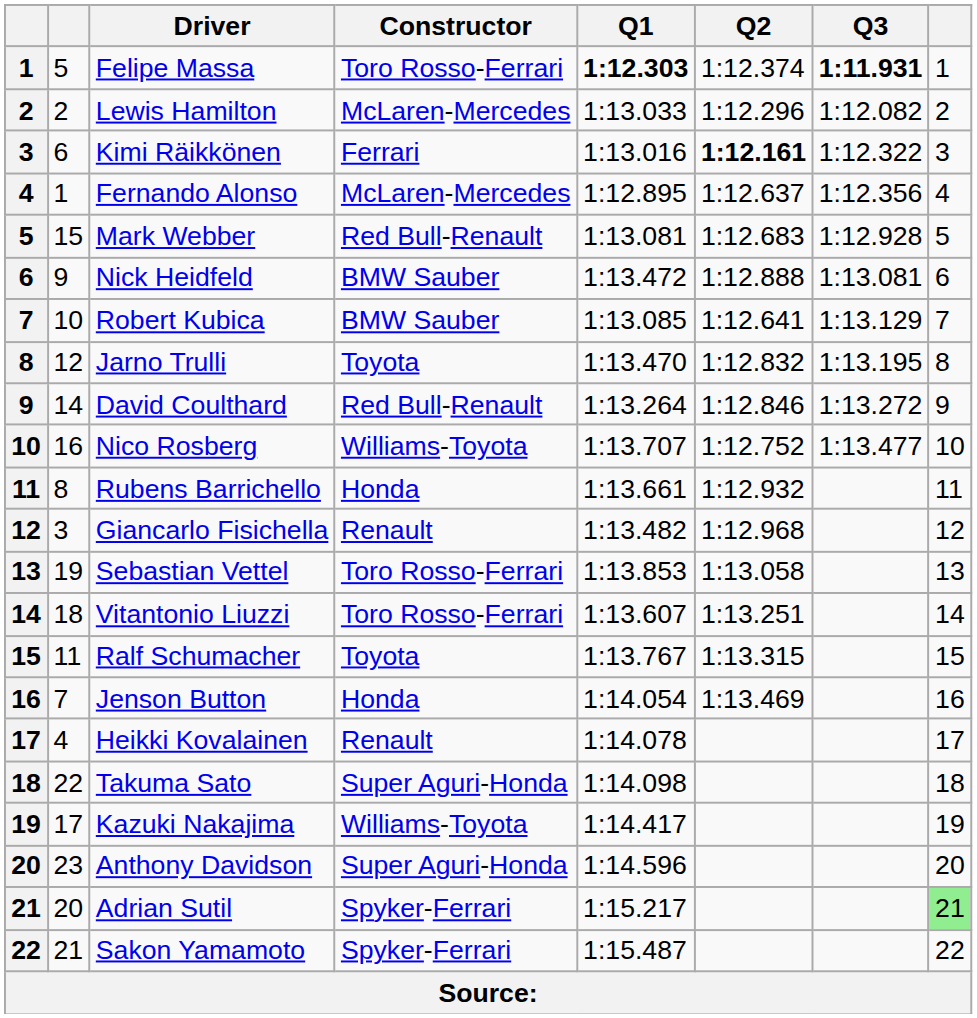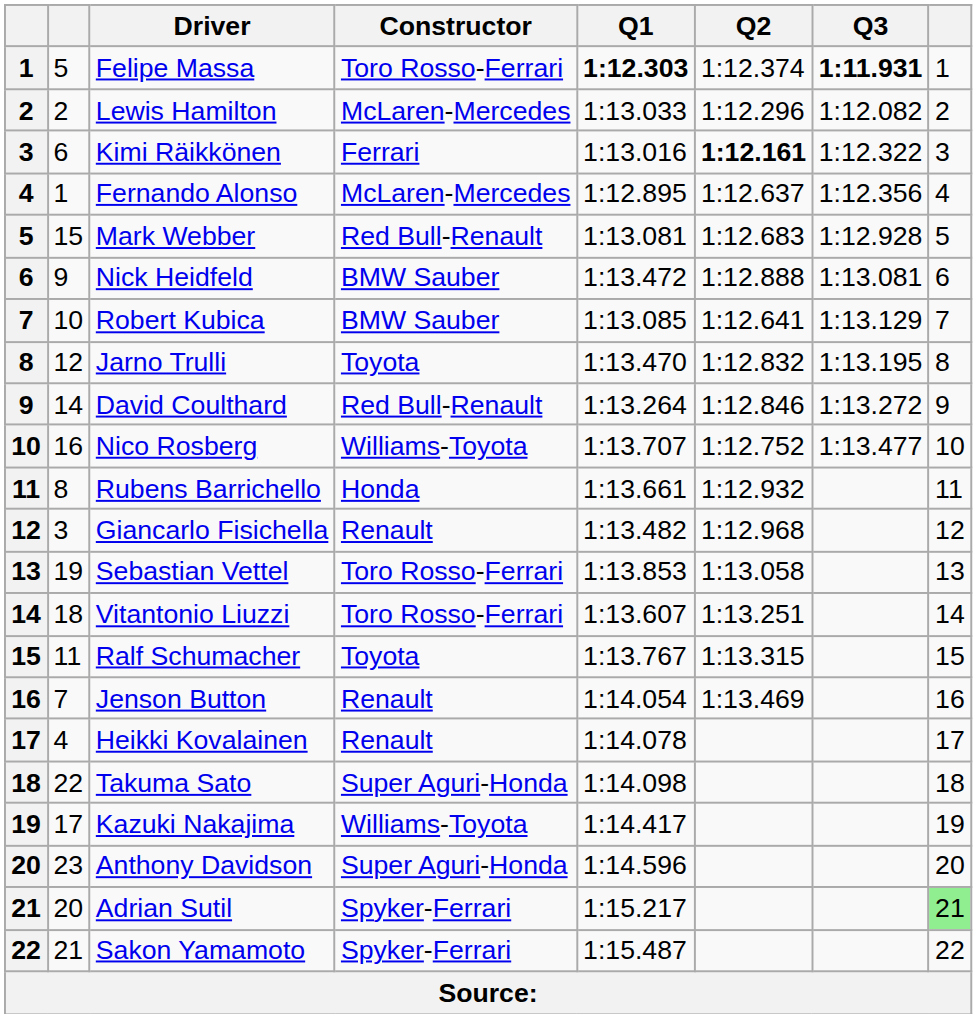(380, 698) Honda -> (387, 698) Renault
